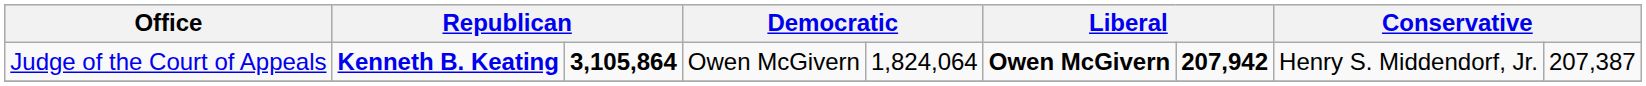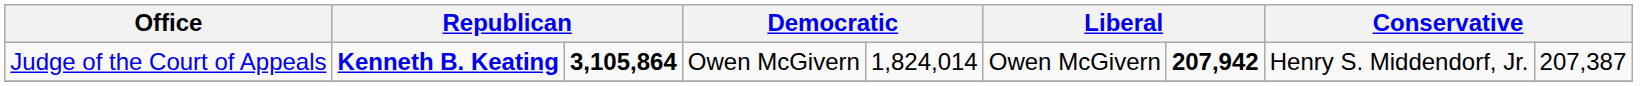(924, 61) 1,824,064 -> (924, 61) 1,824,014
(1079, 61) bold -> (1075, 61) normal
